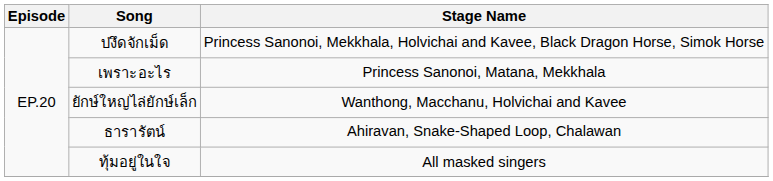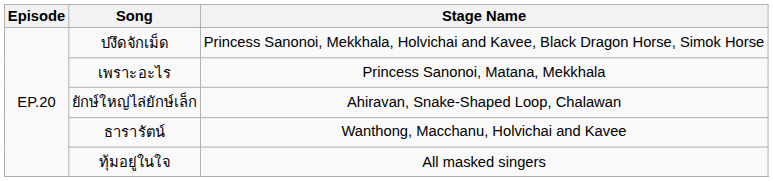(484, 102) Wanthong, Macchanu, Holvichai and Kavee -> (484, 102) Ahiravan, Snake-Shaped Loop, Chalawan
(484, 132) Ahiravan, Snake-Shaped Loop, Chalawan -> (484, 132) Wanthong, Macchanu, Holvichai and Kavee
